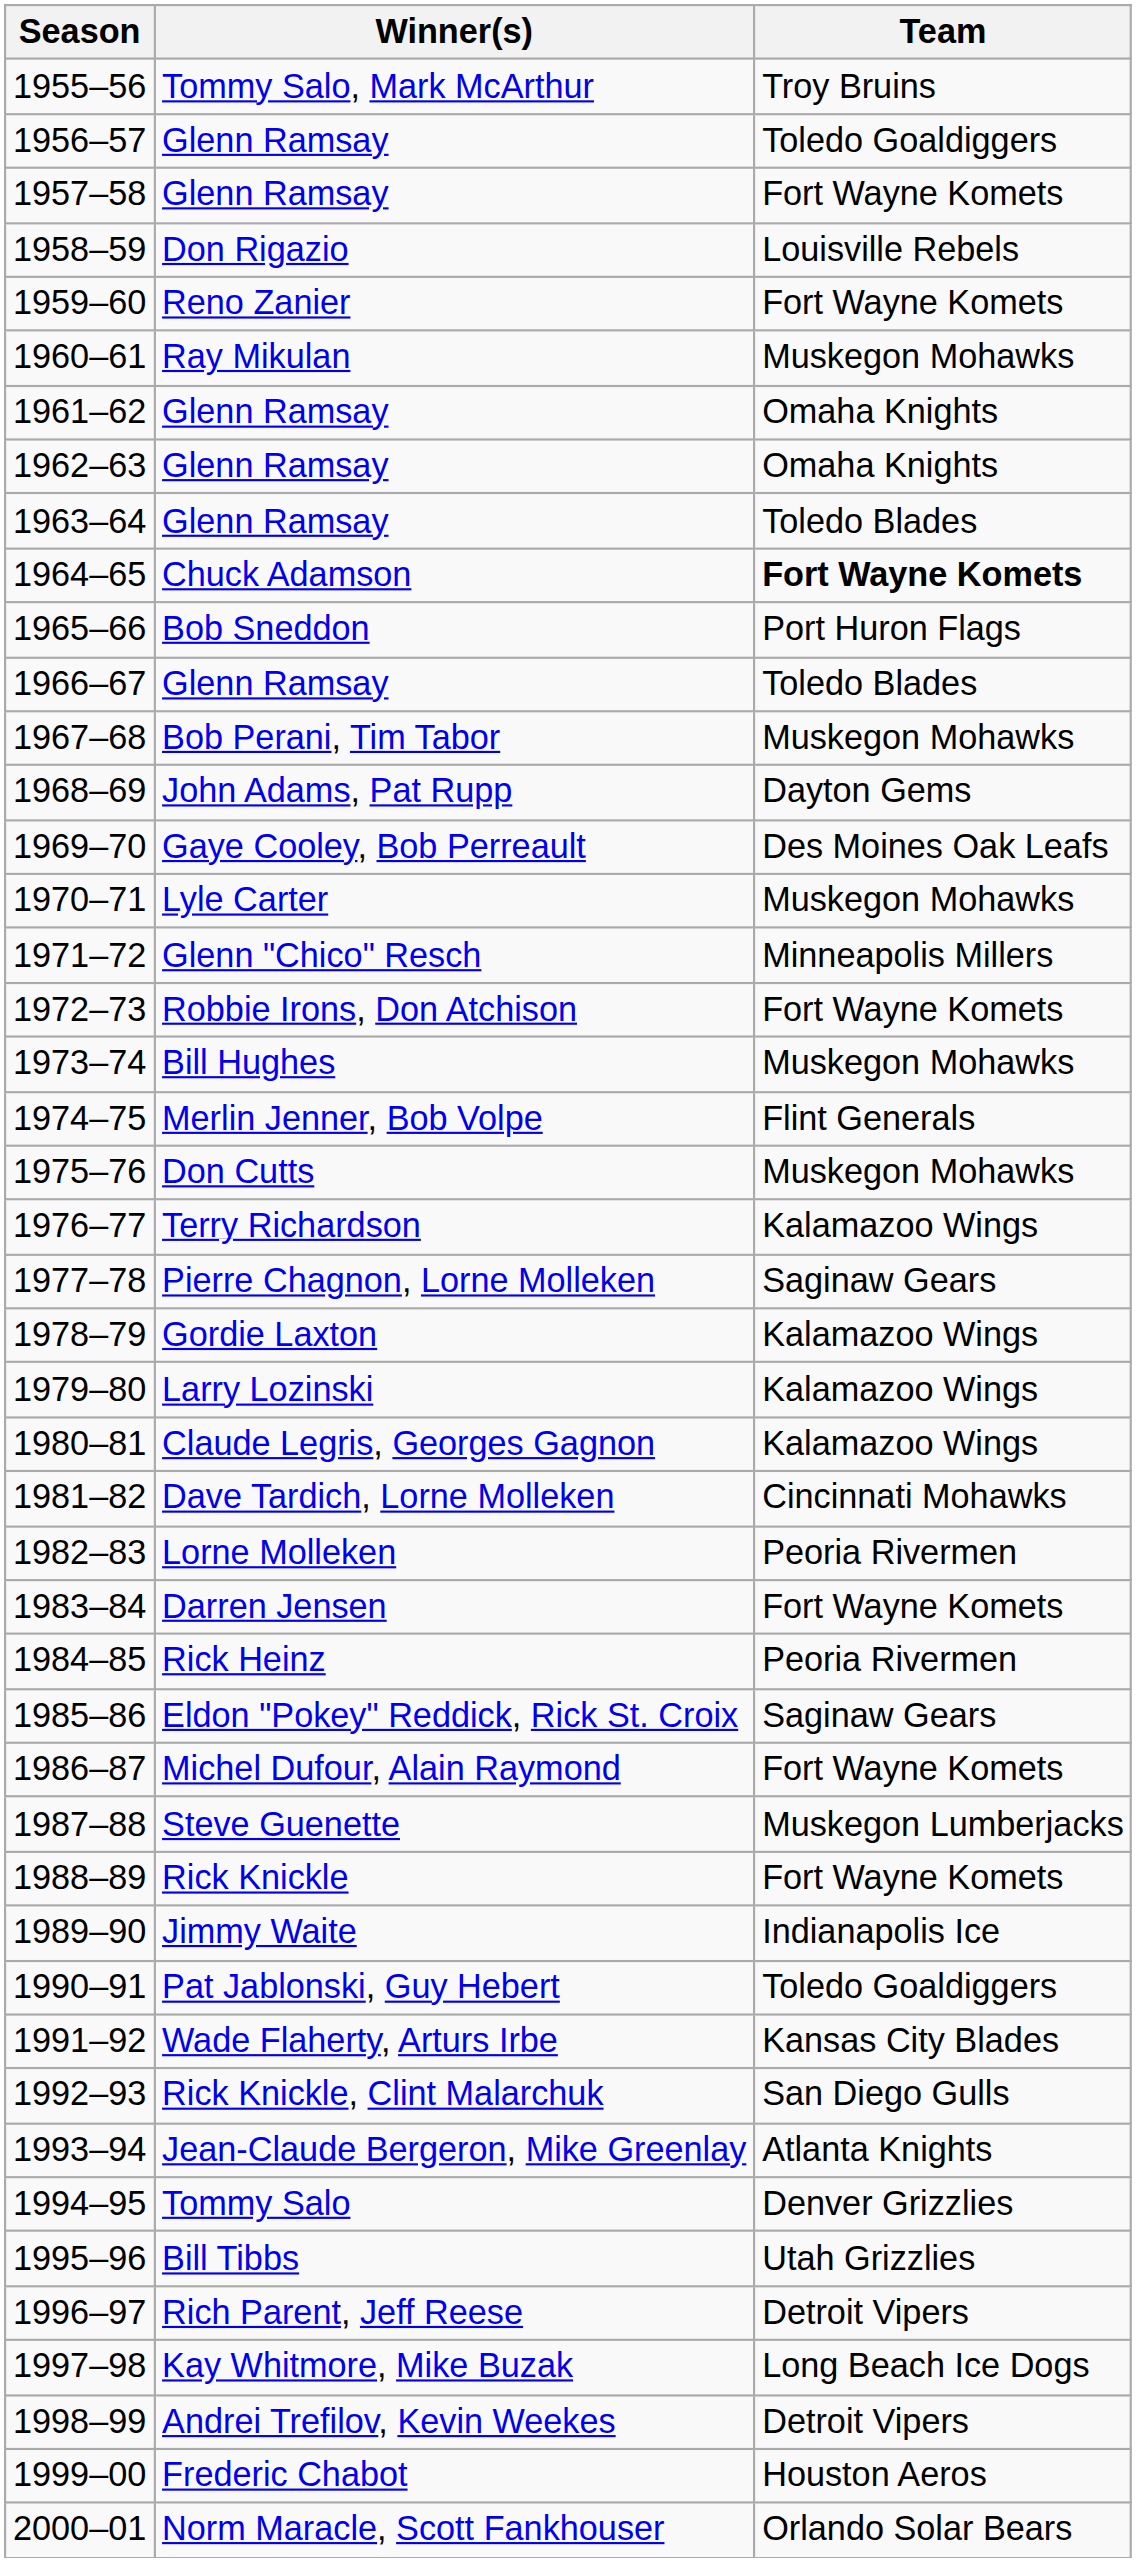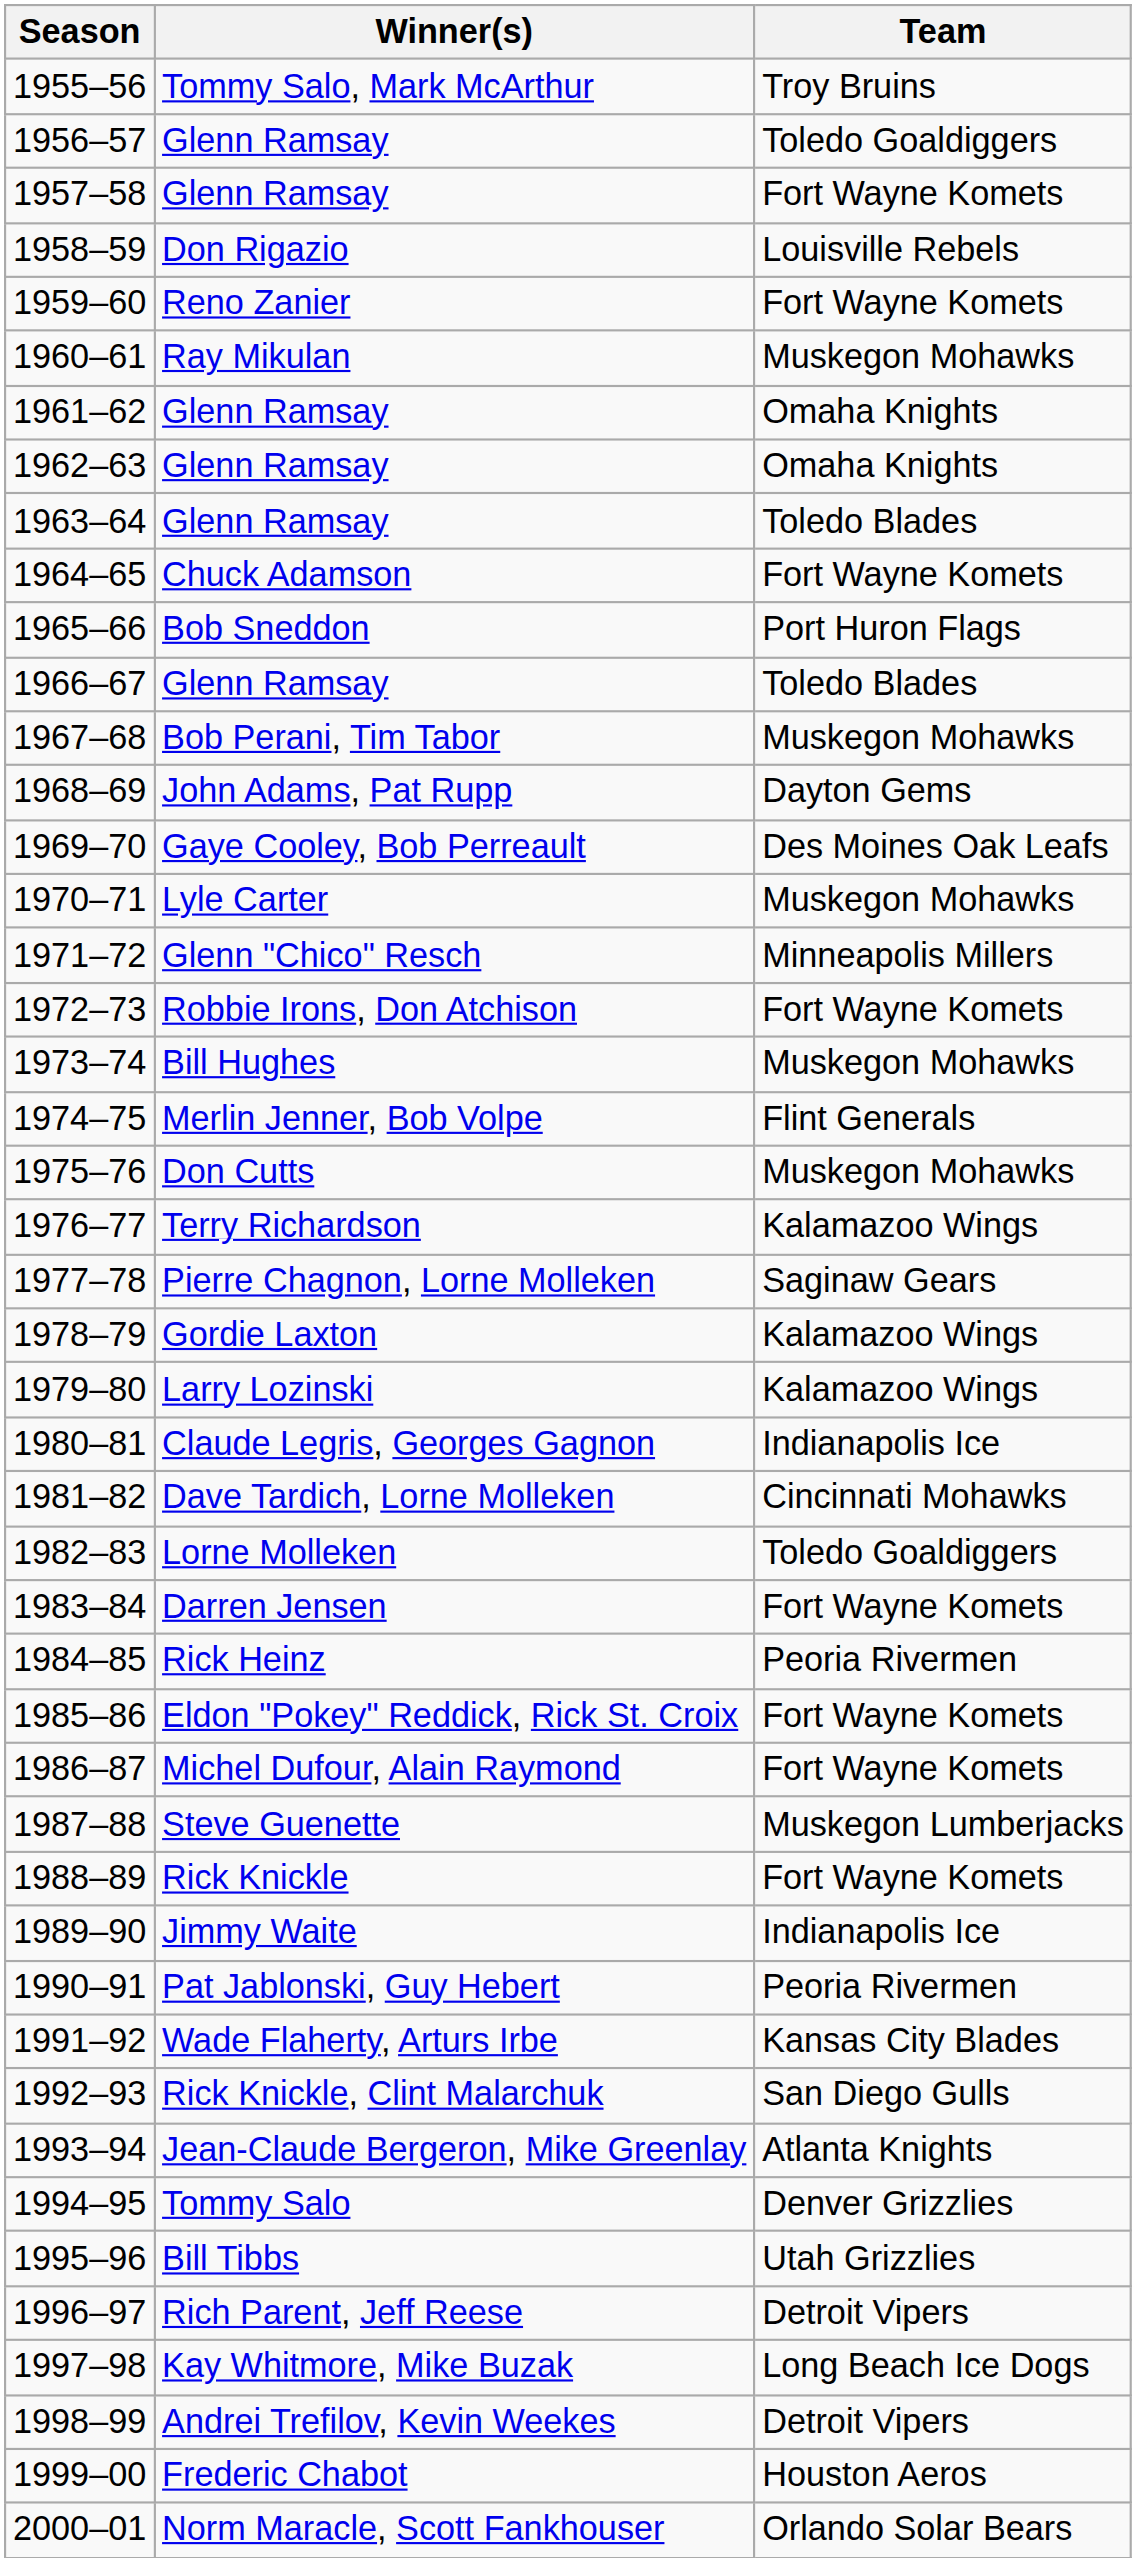(922, 574) bold -> (913, 574) normal
(900, 1443) Kalamazoo Wings -> (881, 1443) Indianapolis Ice
(890, 1552) Peoria Rivermen -> (910, 1552) Toledo Goaldiggers
(879, 1715) Saginaw Gears -> (913, 1715) Fort Wayne Komets
(910, 1986) Toledo Goaldiggers -> (890, 1986) Peoria Rivermen
